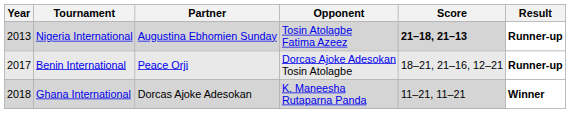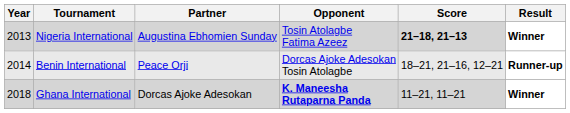(535, 36) Runner-up -> (526, 36) Winner
(19, 65) 2017 -> (19, 65) 2014
(324, 94) normal -> (326, 94) bold
